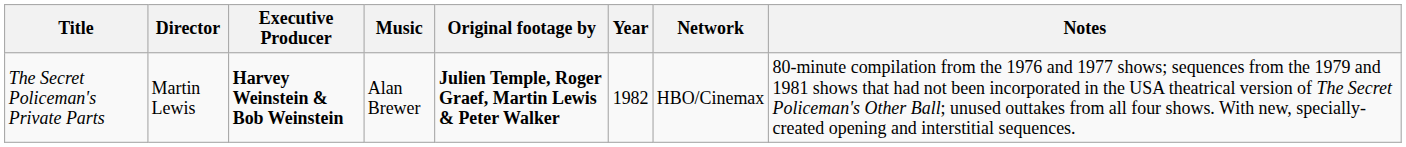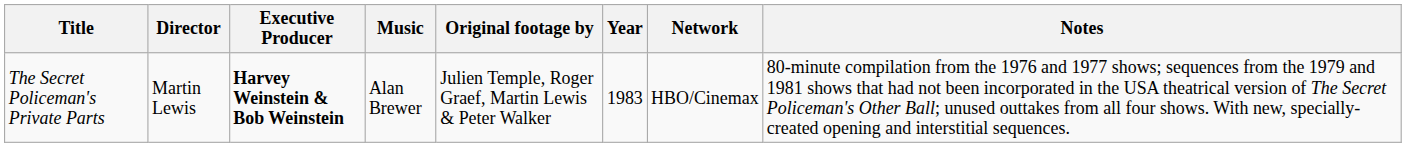(520, 97) bold -> (517, 97) normal
(631, 97) 1982 -> (625, 97) 1983
